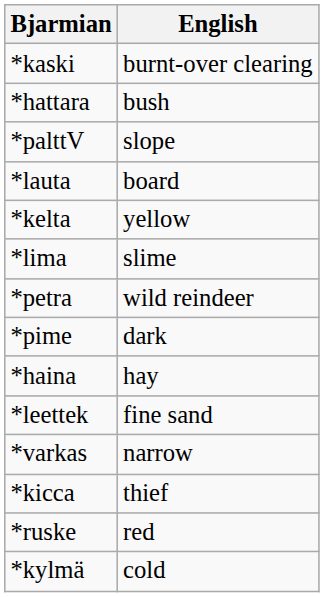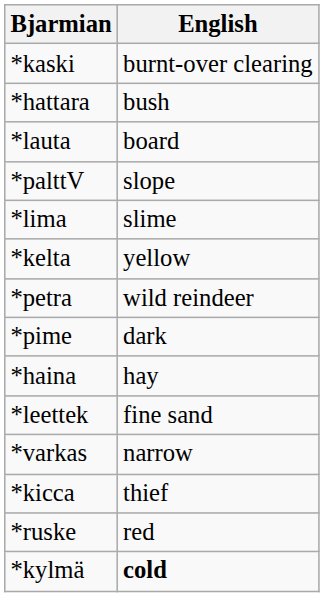rows swapped: (41, 180) <-> (47, 141)
rows swapped: (39, 258) <-> (41, 219)
(144, 571) normal -> (145, 571) bold
